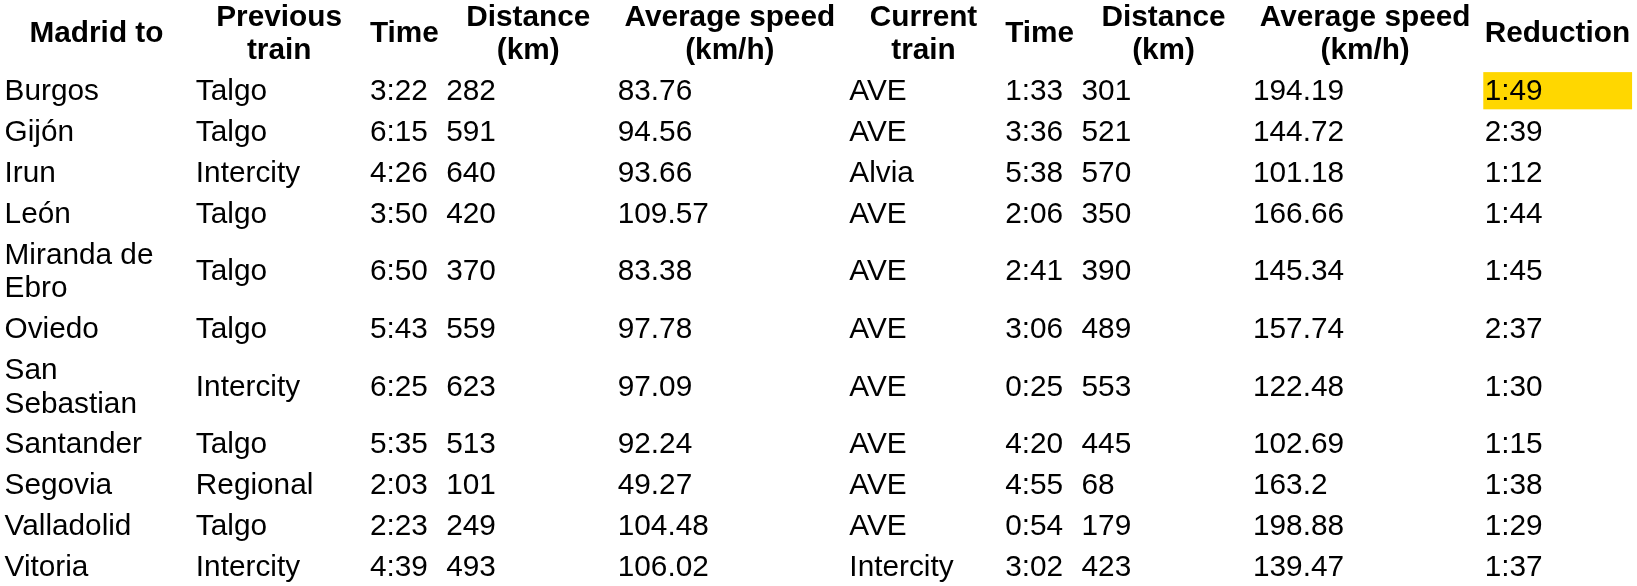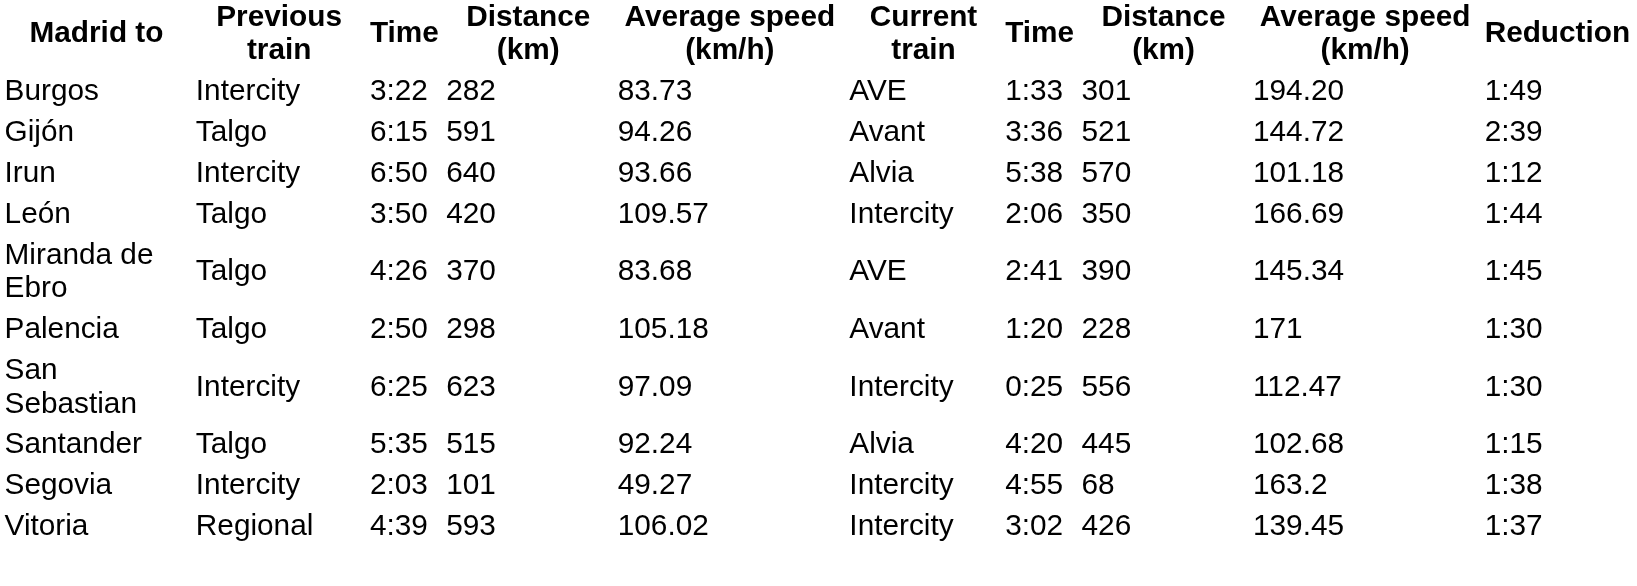(231, 90) Talgo -> (248, 90) Intercity
(655, 90) 83.76 -> (655, 90) 83.73
(1299, 90) 194.19 -> (1299, 90) 194.20
(1514, 90) gold background -> (1514, 90) no background
(655, 131) 94.56 -> (655, 131) 94.26
(878, 131) AVE -> (887, 131) Avant
(399, 172) 4:26 -> (399, 172) 6:50
(878, 213) AVE -> (901, 213) Intercity
(1299, 213) 166.66 -> (1299, 213) 166.69
(399, 270) 6:50 -> (399, 270) 4:26
(655, 270) 83.38 -> (655, 270) 83.68
- row: (52, 328)
+ row: (62, 328)
(878, 386) AVE -> (901, 386) Intercity
(1106, 386) 553 -> (1106, 386) 556
(1299, 386) 122.48 -> (1297, 386) 112.47
(471, 443) 513 -> (471, 443) 515
(878, 443) AVE -> (882, 443) Alvia
(1299, 443) 102.69 -> (1299, 443) 102.68
(255, 484) Regional -> (248, 484) Intercity
(878, 484) AVE -> (901, 484) Intercity
- row: (68, 525)
(248, 566) Intercity -> (255, 525) Regional
(471, 566) 493 -> (471, 525) 593
(1106, 566) 423 -> (1106, 525) 426
(1299, 566) 139.47 -> (1299, 525) 139.45
